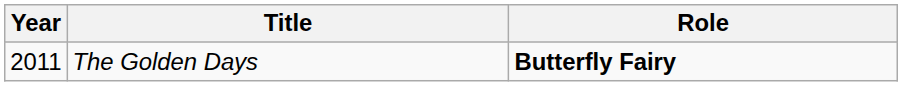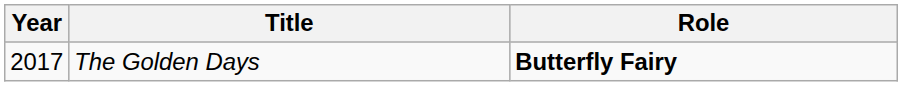(36, 61) 2011 -> (37, 61) 2017
